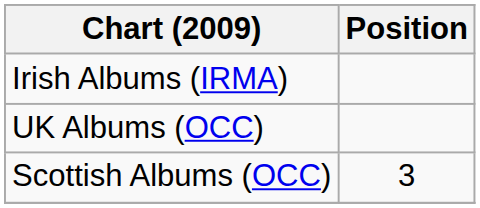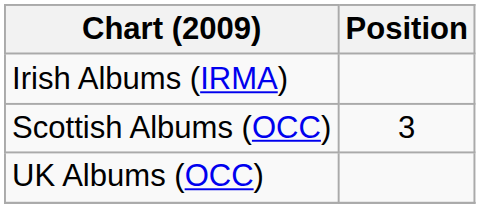rows swapped: (172, 176) <-> (138, 127)
